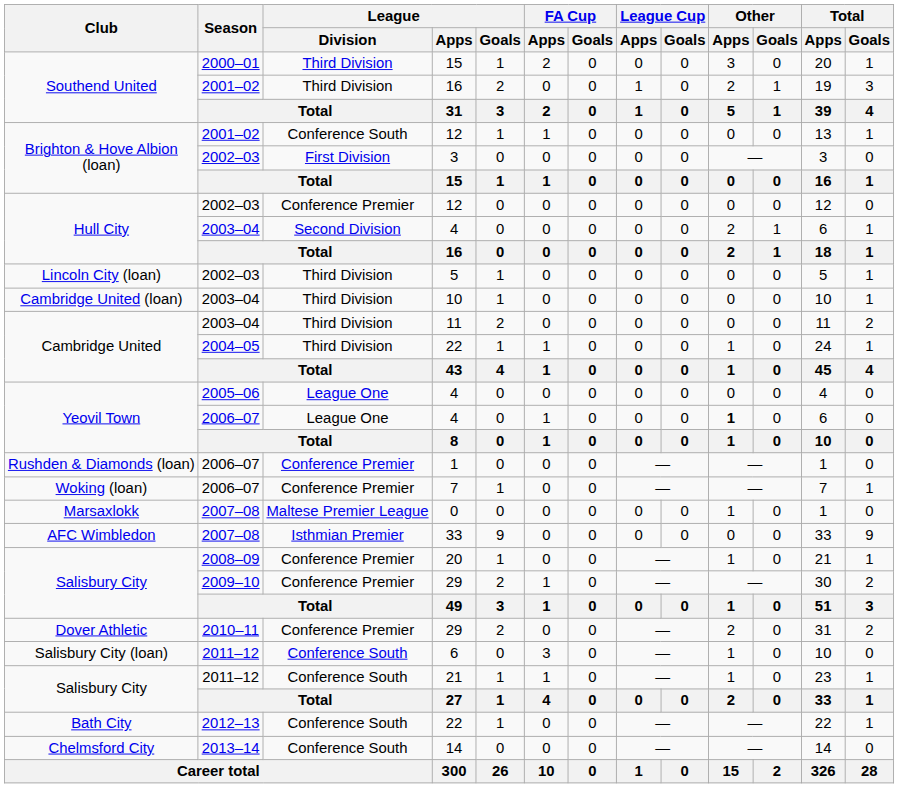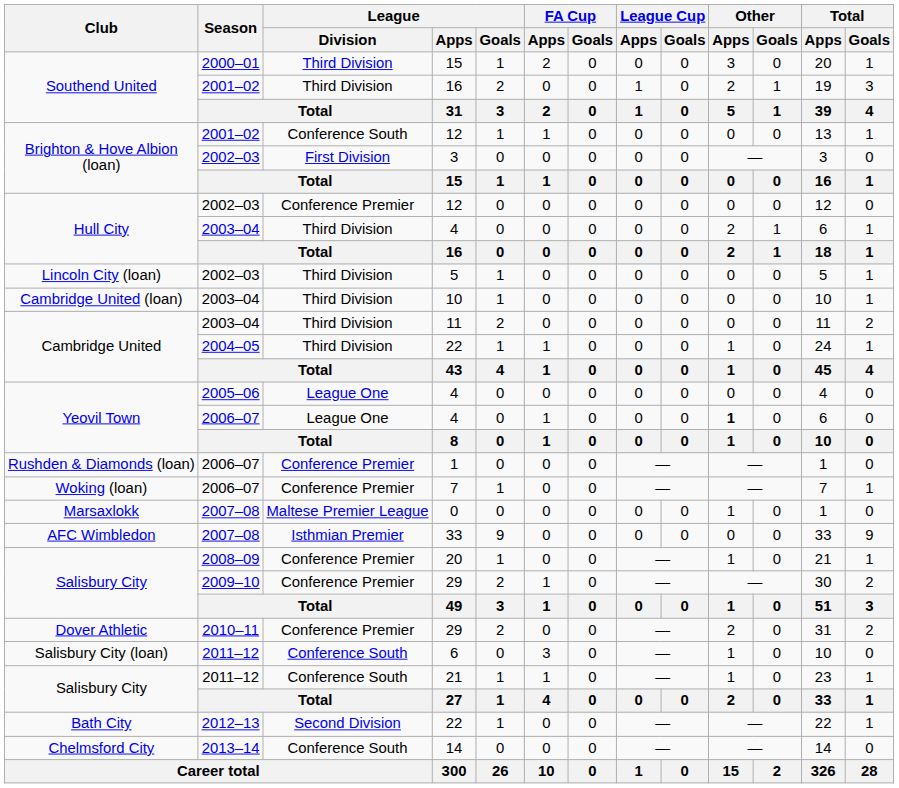(348, 228) Second Division -> (348, 228) Third Division
(348, 724) Conference South -> (348, 724) Second Division
